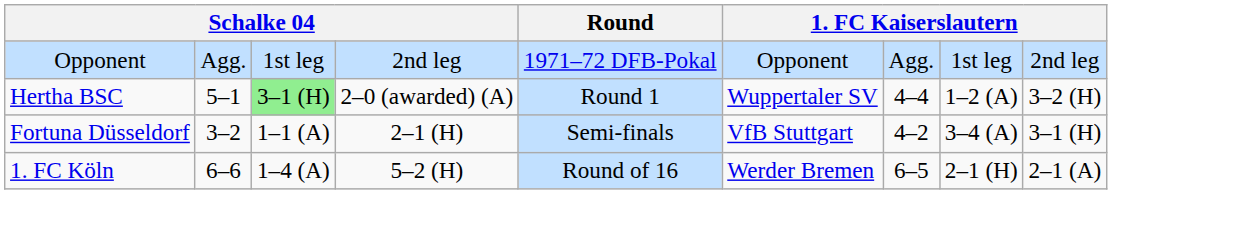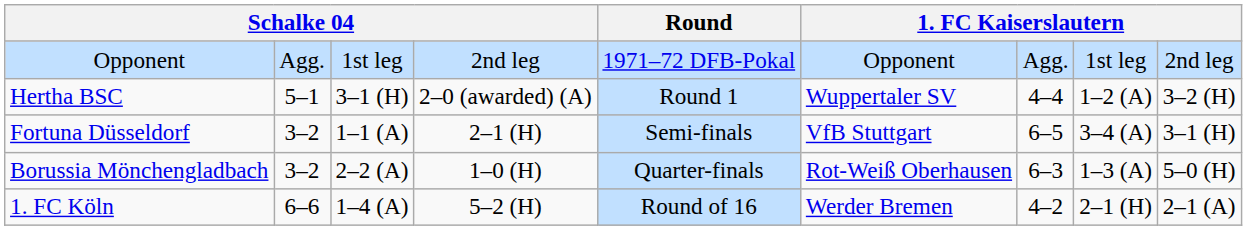(293, 96) lightgreen background -> (372, 96) no background
(911, 133) 4–2 -> (1046, 133) 6–5
+ row: (139, 170)
(911, 170) 6–5 -> (1046, 206) 4–2
